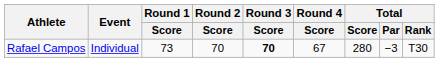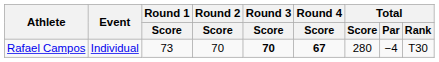(319, 49) normal -> (319, 49) bold
(391, 49) −3 -> (391, 49) −4
